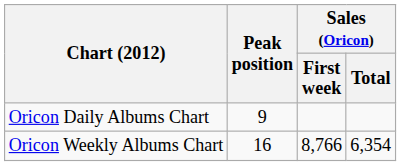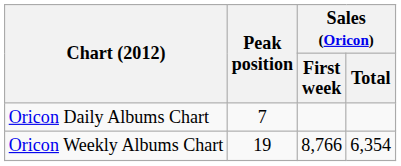(262, 116) 9 -> (262, 116) 7
(262, 145) 16 -> (262, 145) 19
